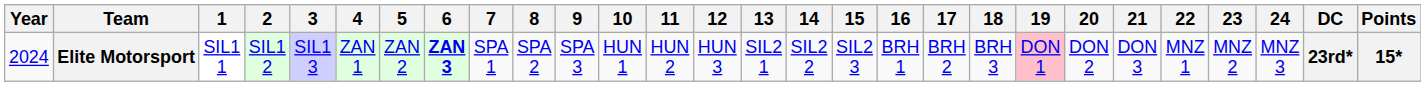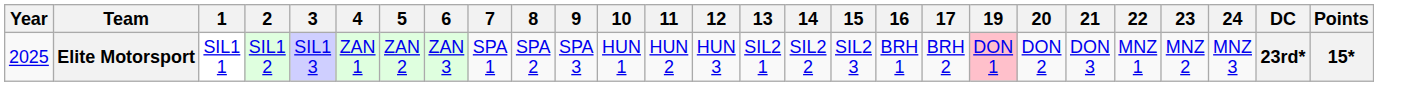- column: (993, 18)
(29, 57) 2024 -> (29, 57) 2025
(447, 57) bold -> (446, 57) normal
